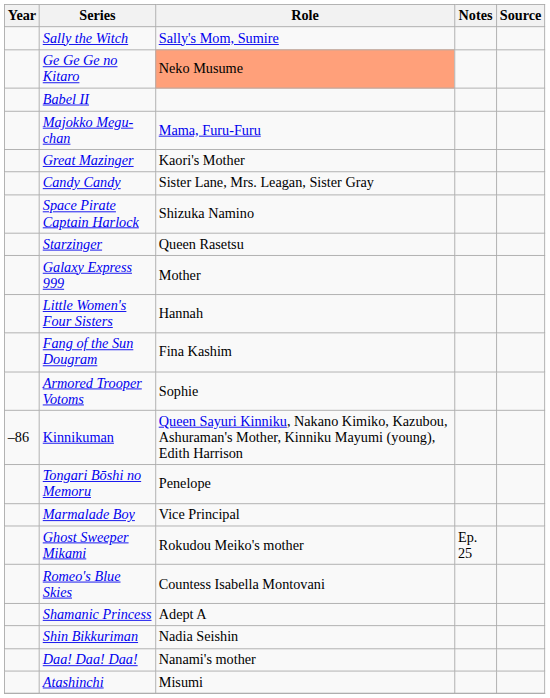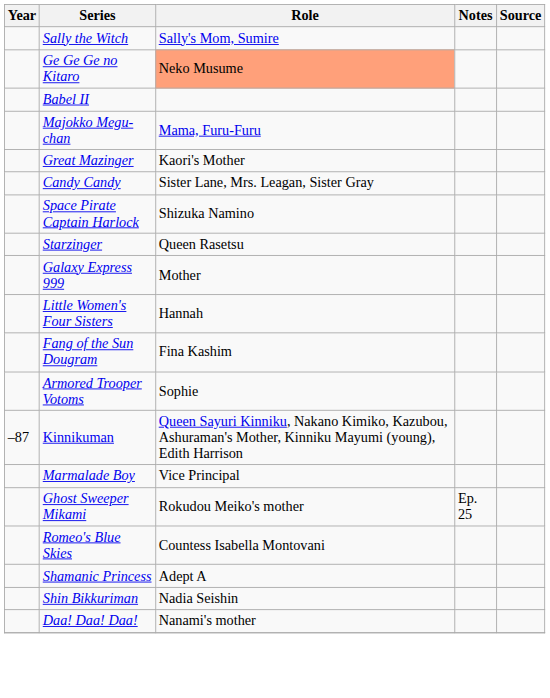(18, 437) –86 -> (18, 437) –87
- row: (92, 484)
- row: (73, 682)
